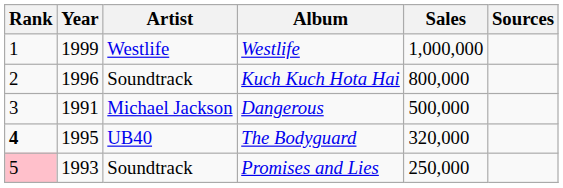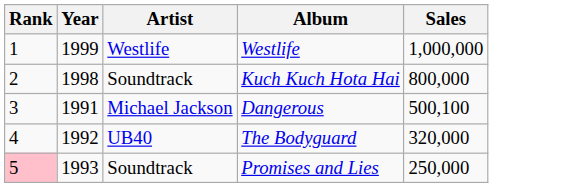- column: (523, 19)
(80, 78) 1996 -> (80, 78) 1998
(439, 108) 500,000 -> (439, 108) 500,100
(14, 138) bold -> (14, 138) normal
(80, 138) 1995 -> (80, 138) 1992
